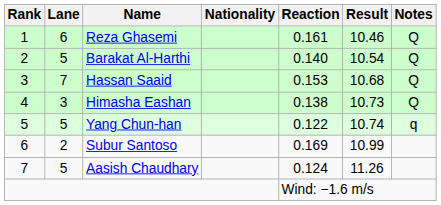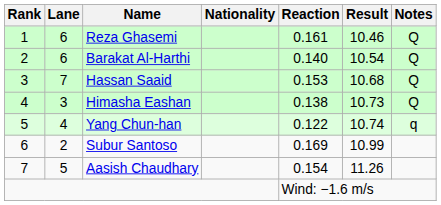(64, 59) 5 -> (64, 59) 6
(64, 124) 5 -> (64, 124) 4
(311, 168) 0.124 -> (311, 168) 0.154
